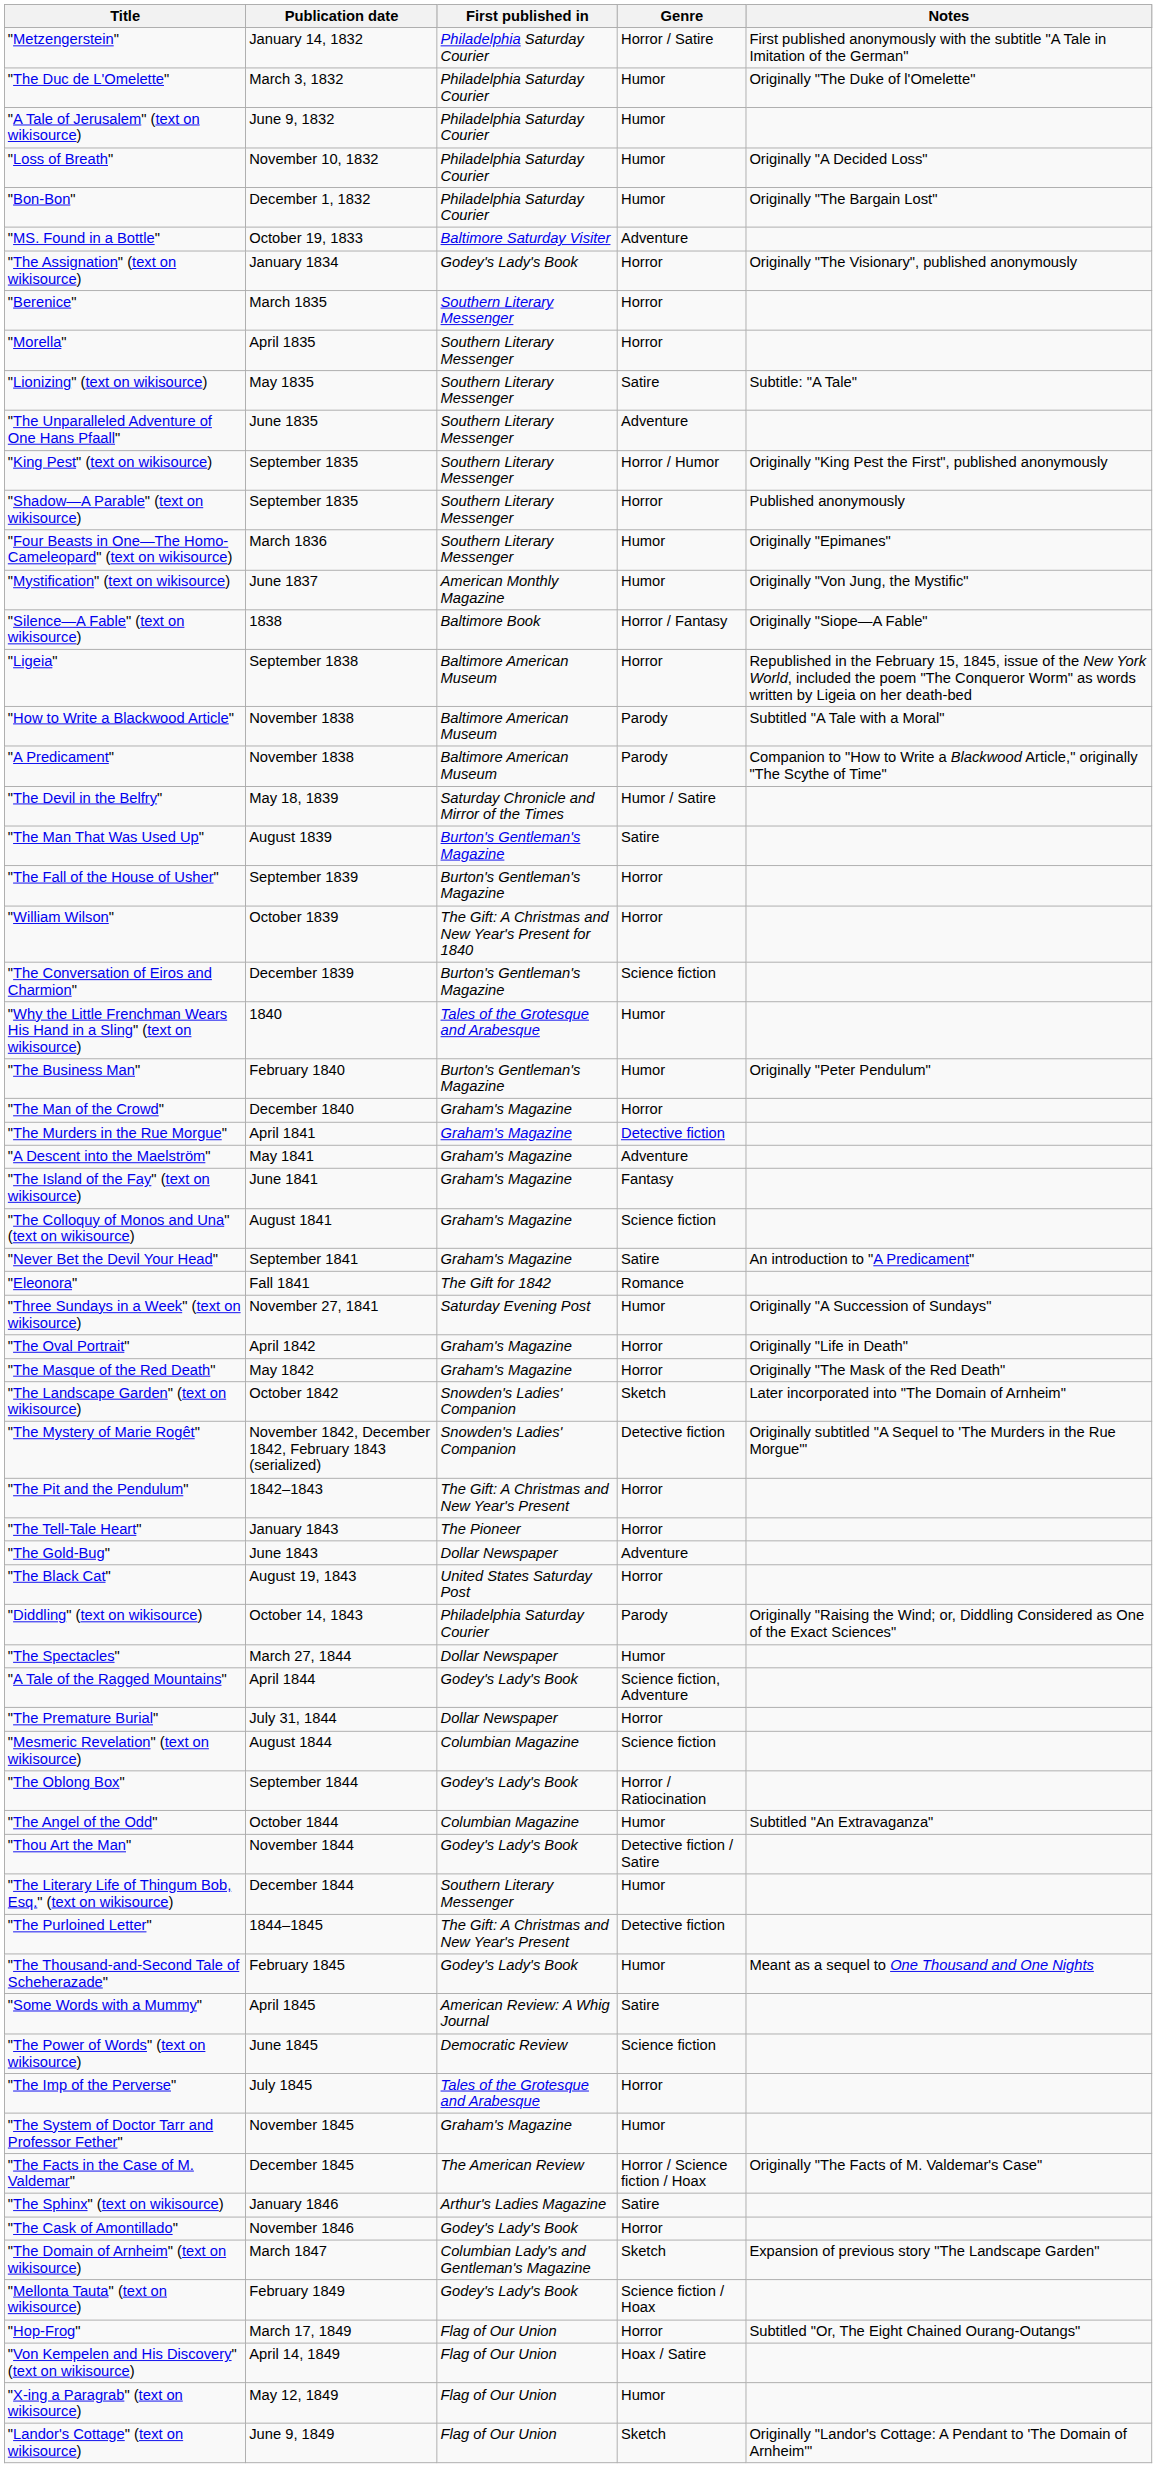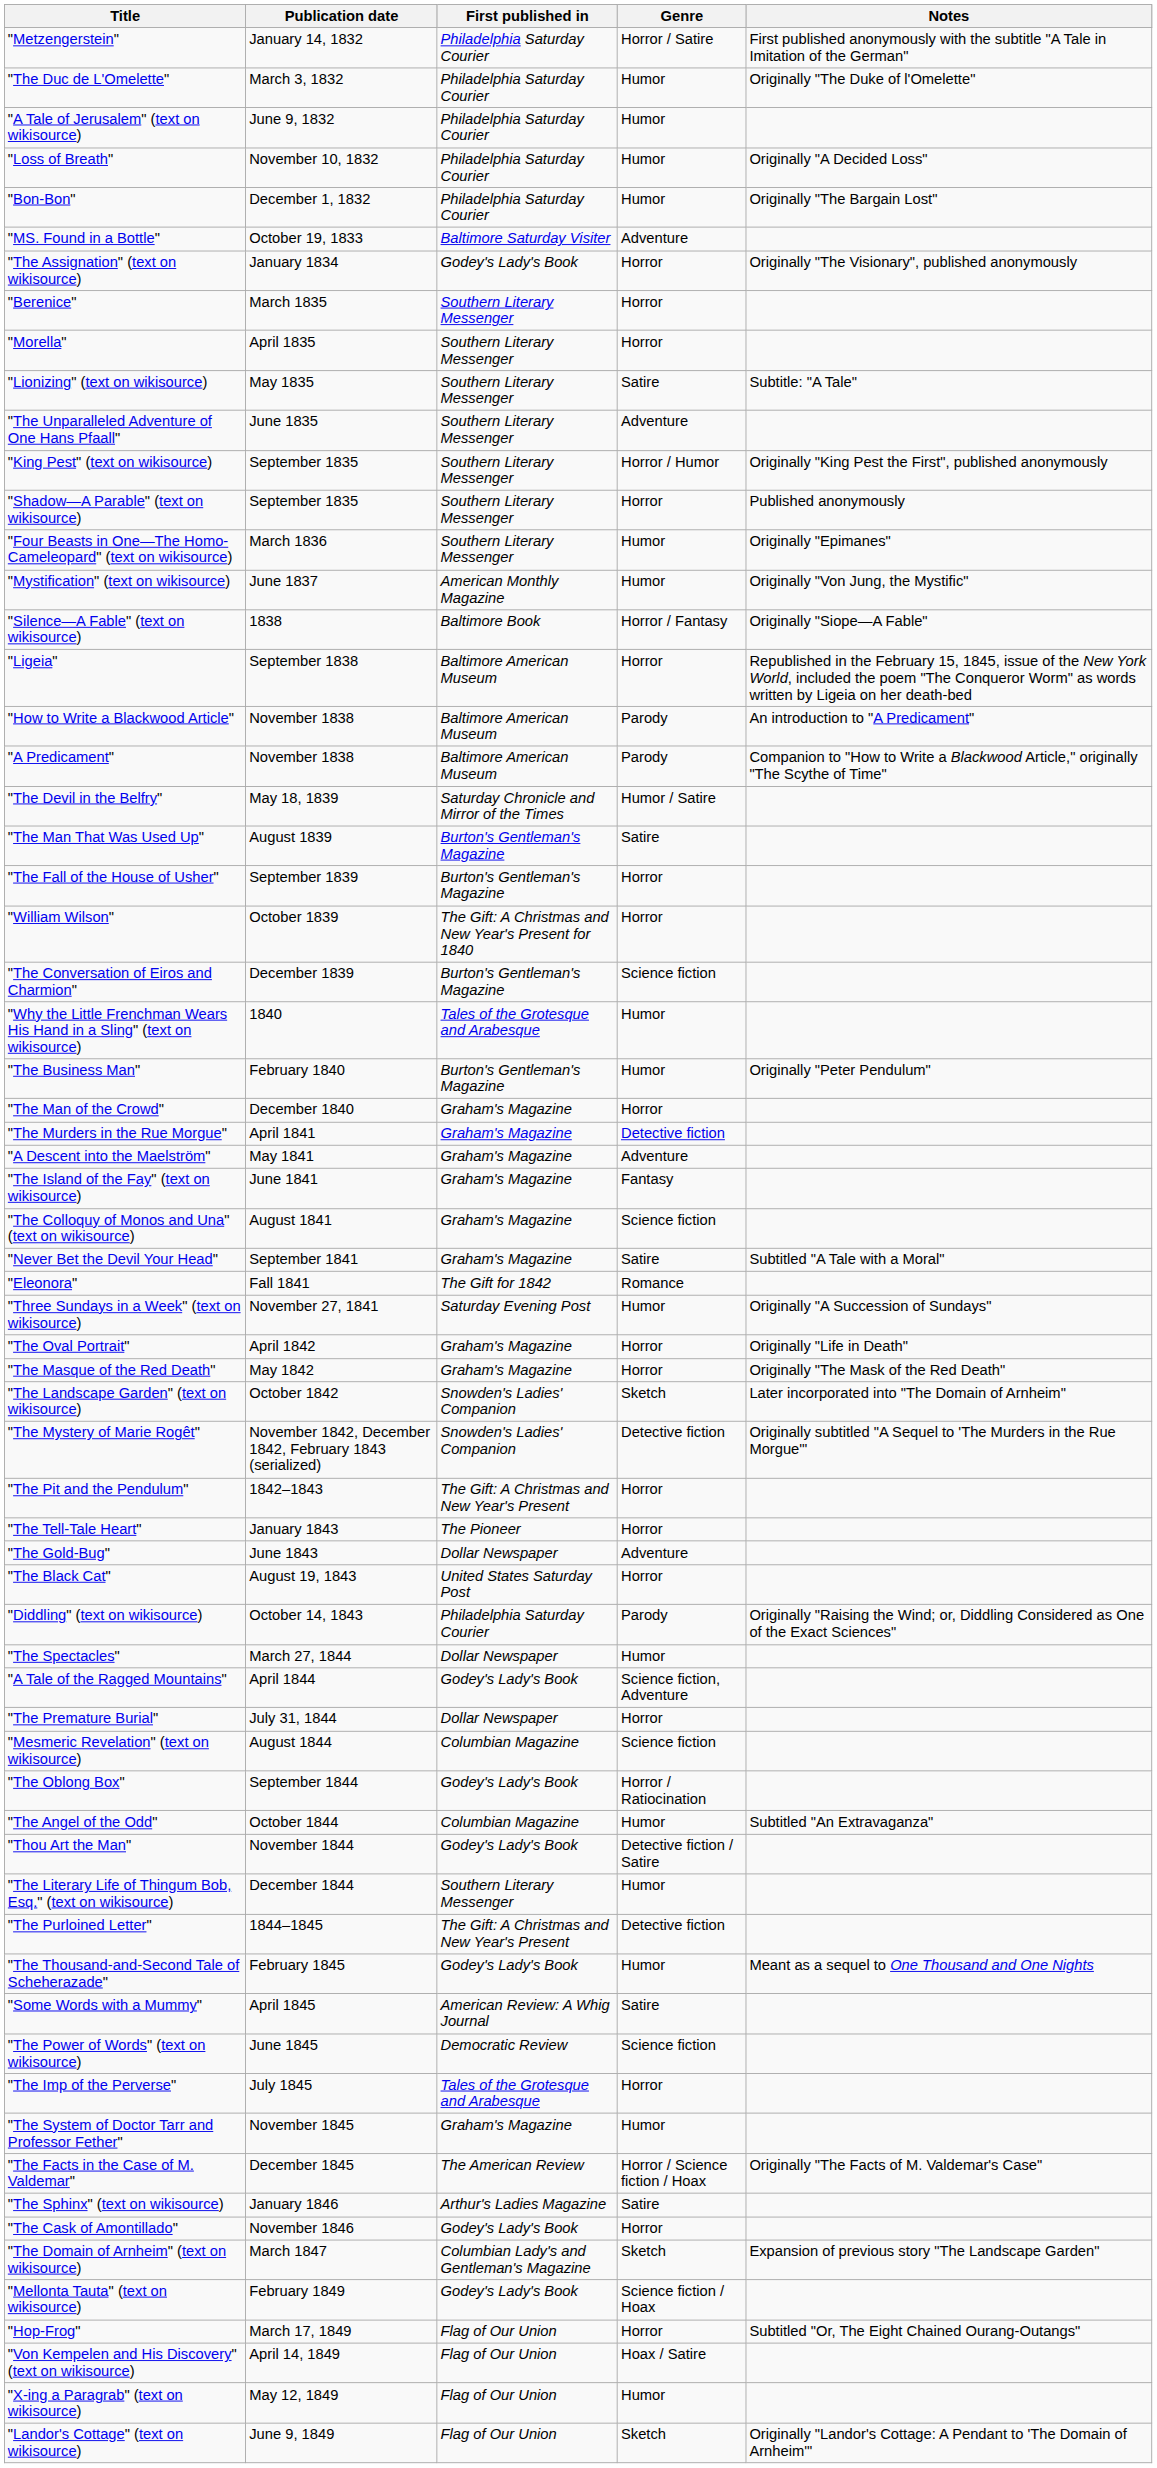(847, 717) Subtitled "A Tale with a Moral" -> (862, 717) An introduction to "A Predicament"
(862, 1260) An introduction to "A Predicament" -> (847, 1260) Subtitled "A Tale with a Moral"
